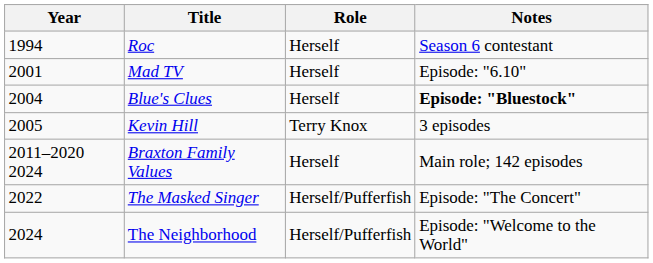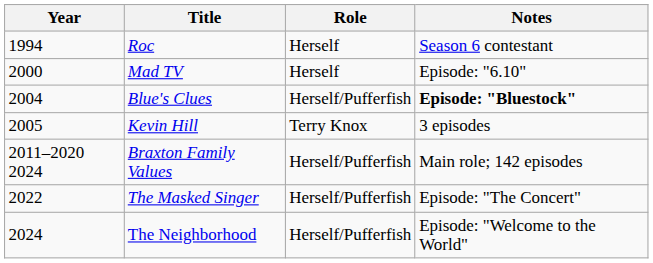(25, 71) 2001 -> (25, 71) 2000
(314, 98) Herself -> (350, 98) Herself/Pufferfish
(314, 161) Herself -> (350, 161) Herself/Pufferfish
